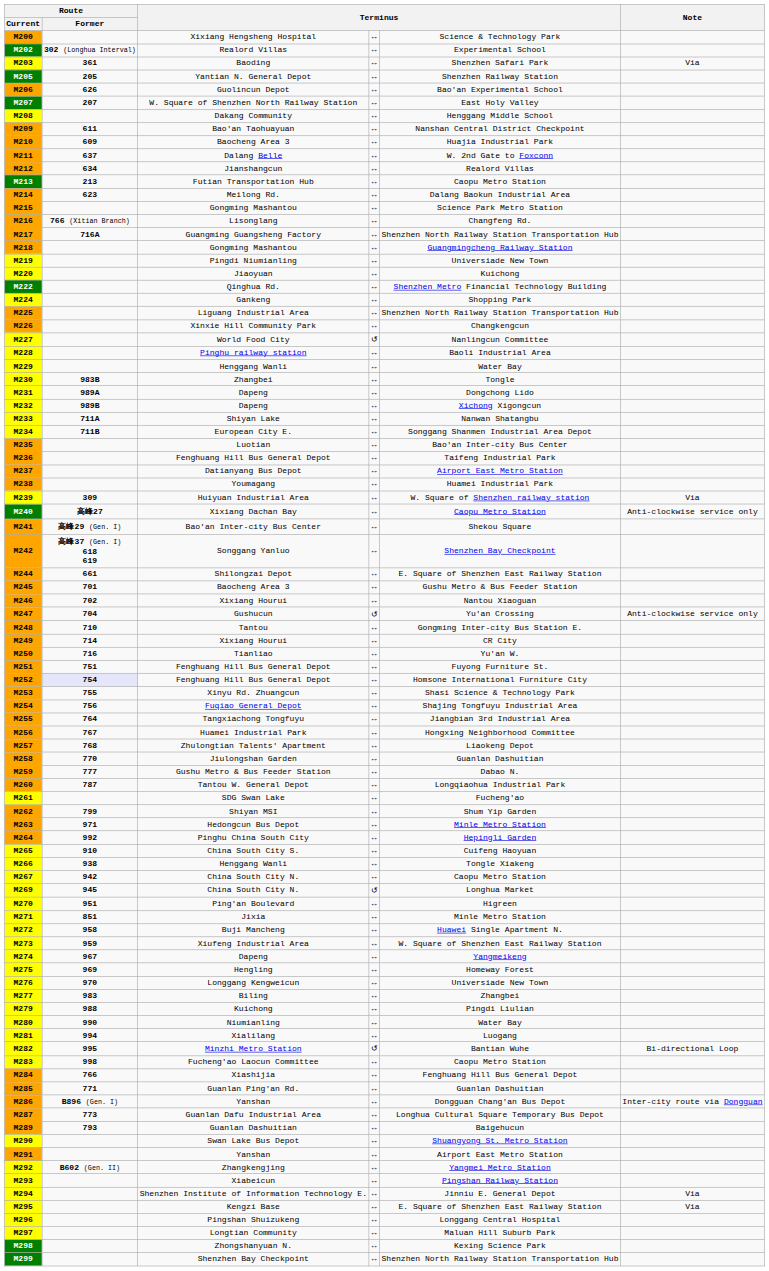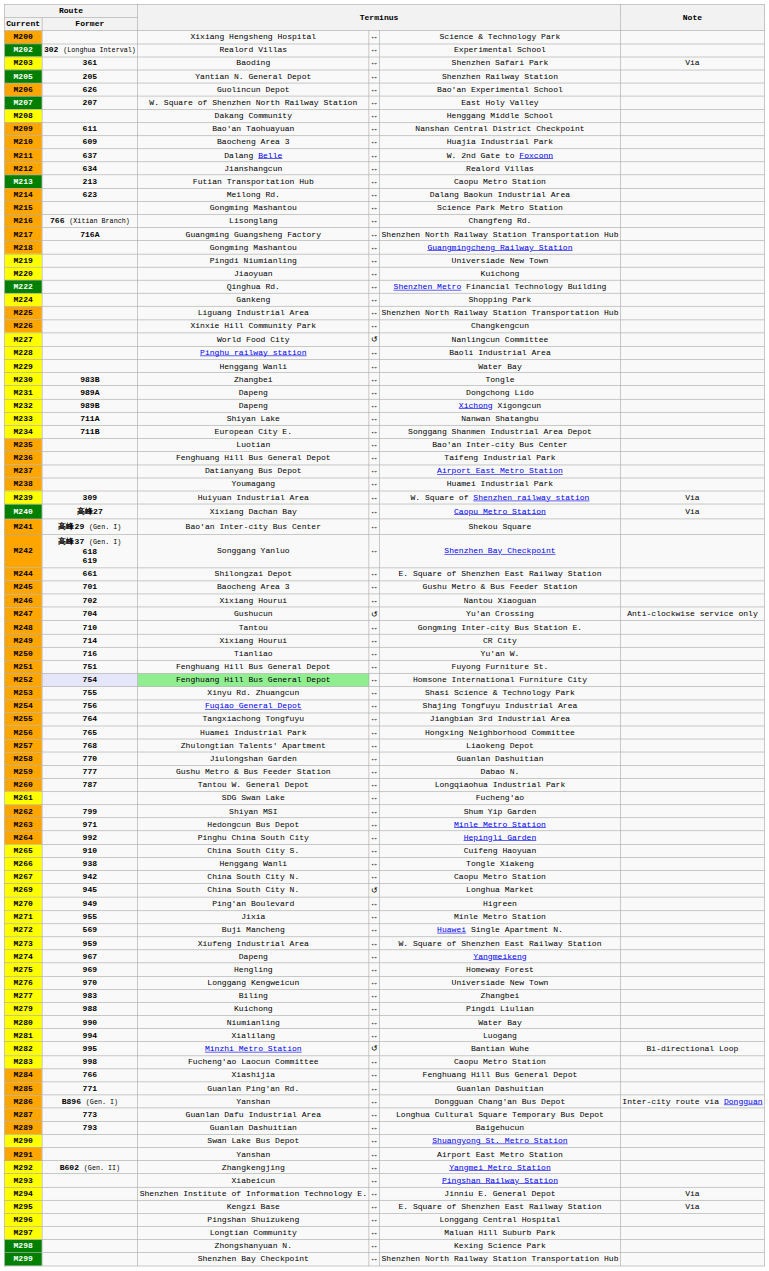(692, 512) Anti-clockwise service only -> (692, 512) Via
(253, 680) no background -> (253, 680) lightgreen background
(90, 733) 767 -> (90, 733) 765
(90, 904) 951 -> (90, 904) 949
(90, 917) 851 -> (90, 917) 955
(90, 930) 958 -> (90, 930) 569
